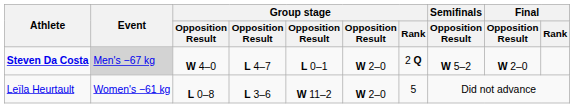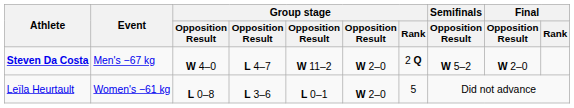(124, 61) lightgrey background -> (124, 61) no background
(314, 67) L 0–1 -> (314, 67) W 11–2
(314, 95) W 11–2 -> (314, 95) L 0–1
